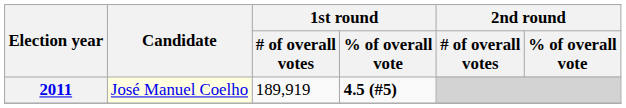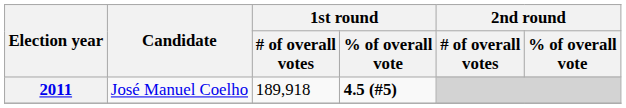(179, 90) lightyellow background -> (179, 90) no background
(283, 90) 189,919 -> (283, 90) 189,918
